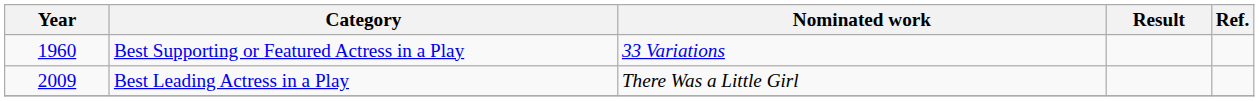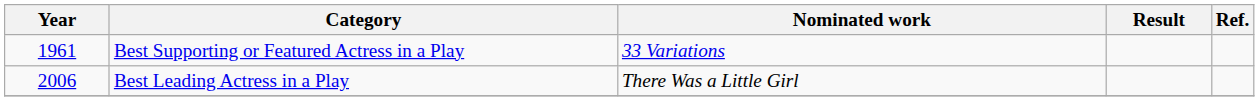(57, 50) 1960 -> (57, 50) 1961
(57, 80) 2009 -> (57, 80) 2006
